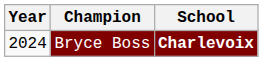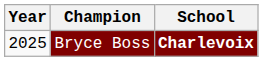(28, 44) 2024 -> (28, 44) 2025
